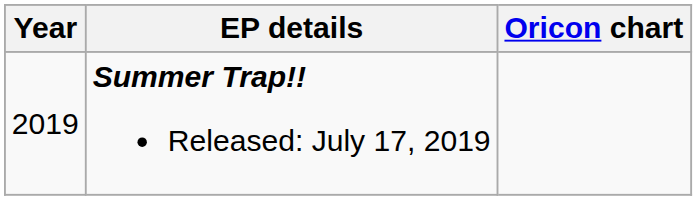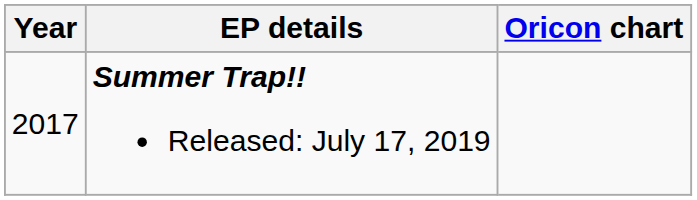(45, 123) 2019 -> (45, 123) 2017
